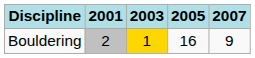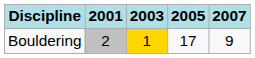(188, 41) 16 -> (188, 41) 17
